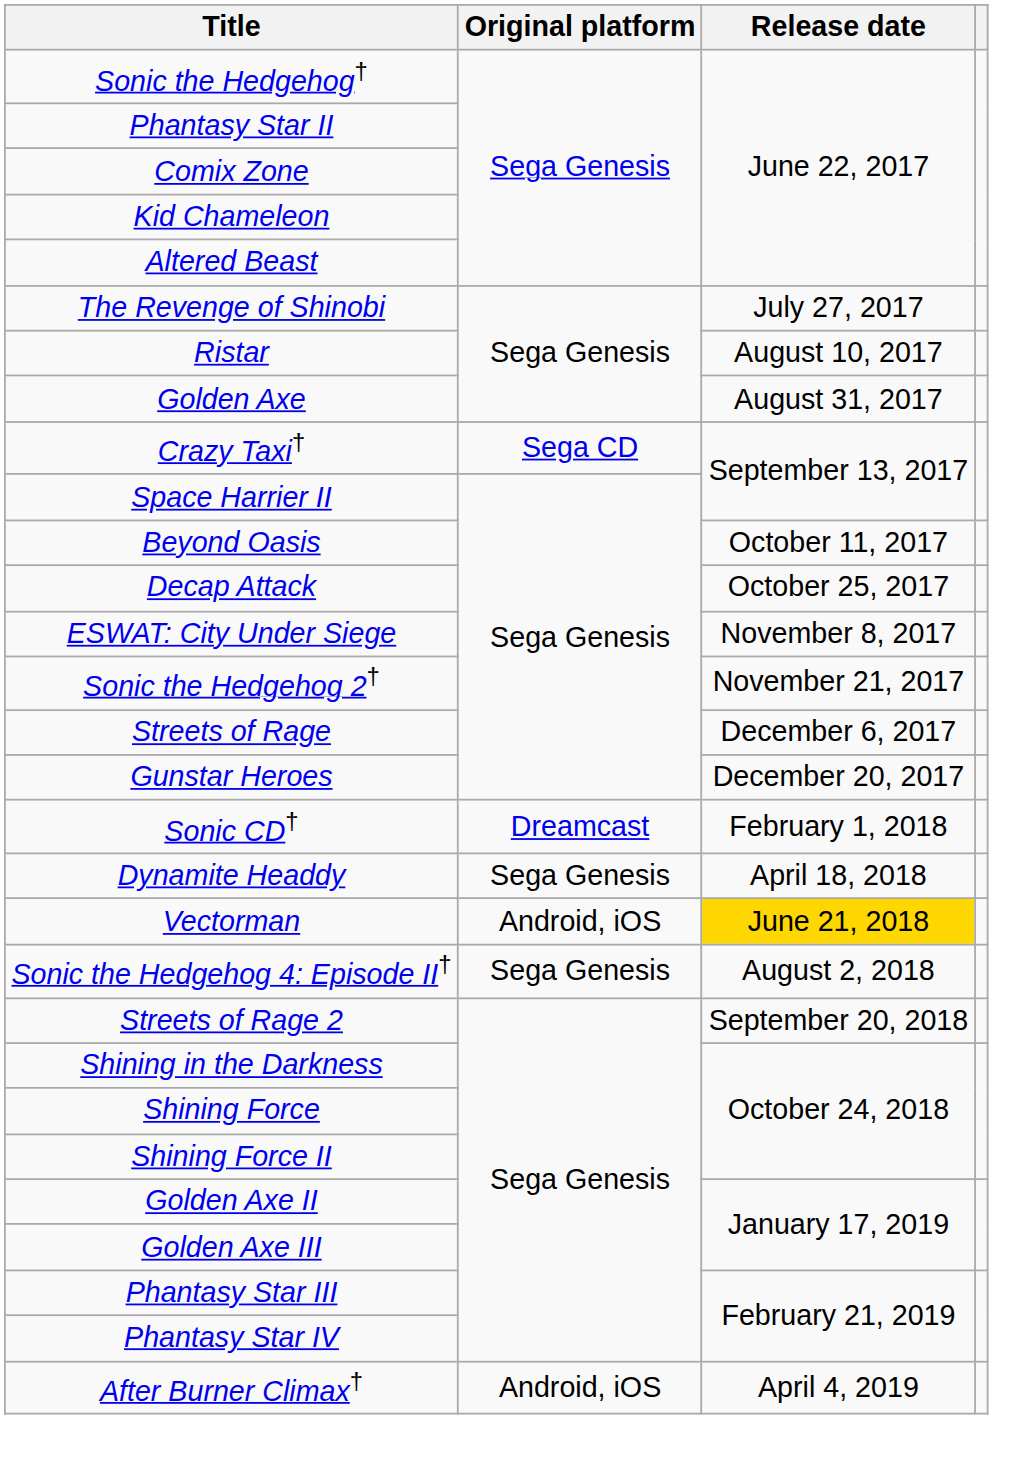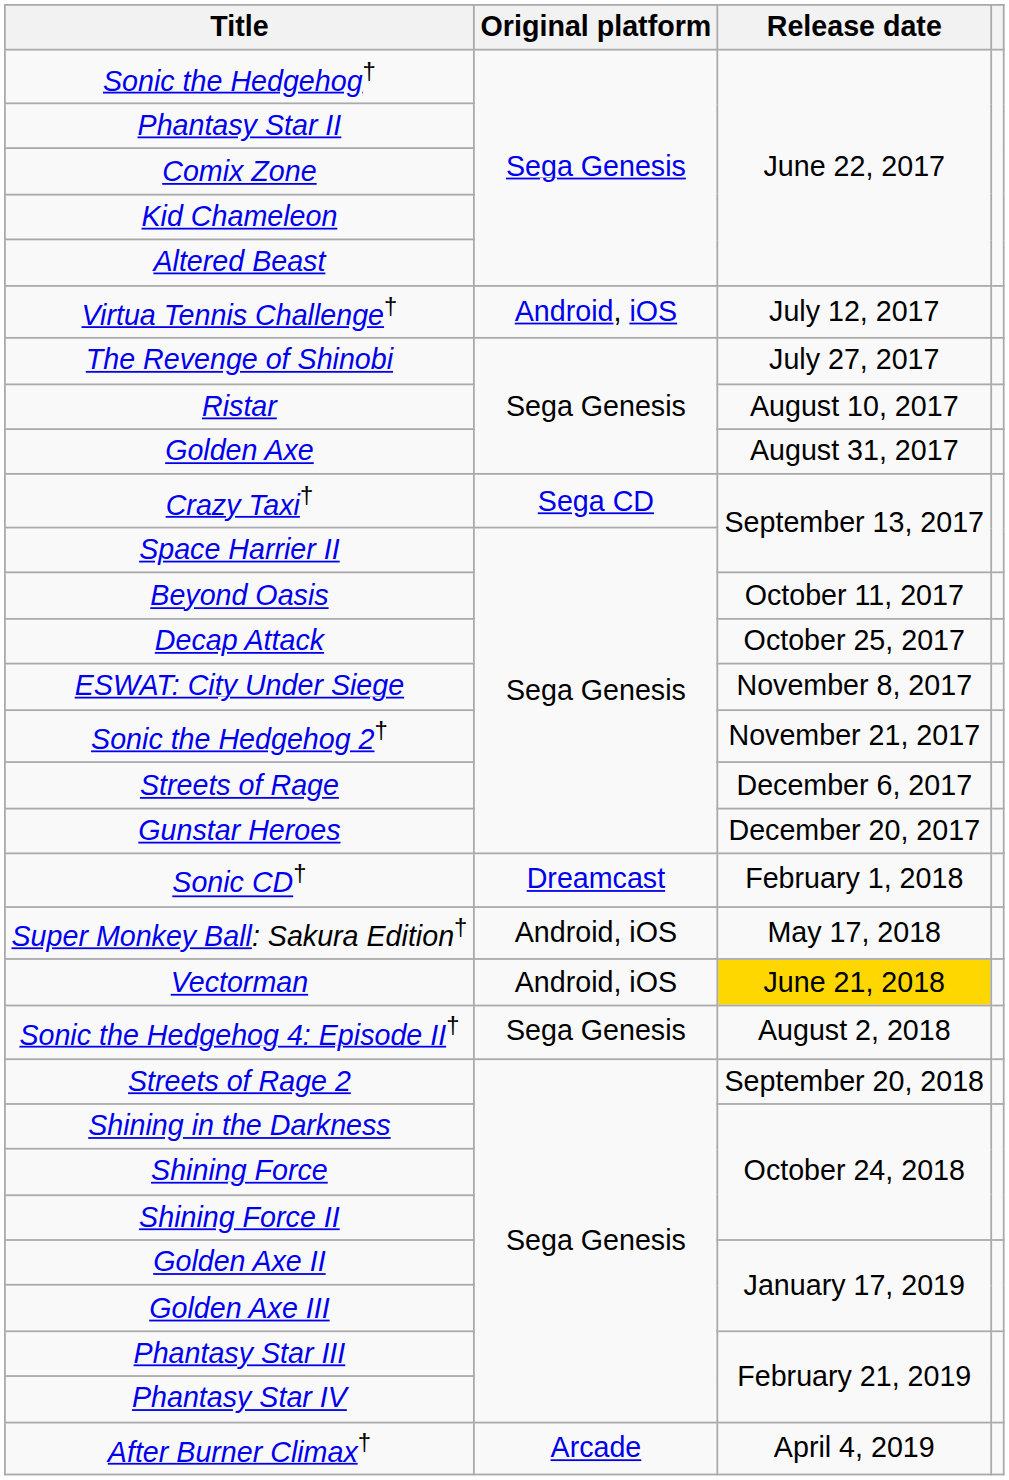+ row: (239, 311)
- row: (231, 875)
+ row: (239, 932)
(580, 1387) Android, iOS -> (596, 1447) Arcade
